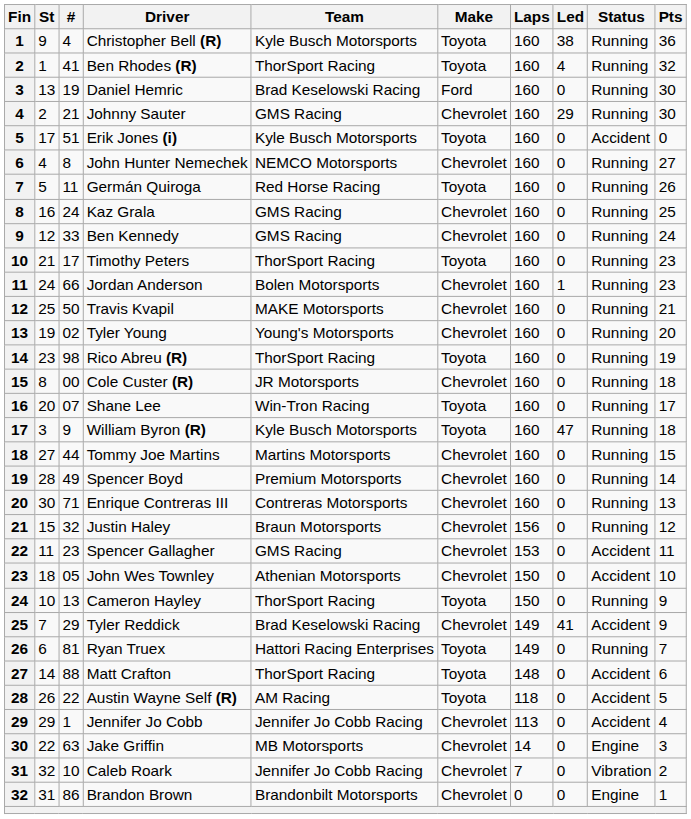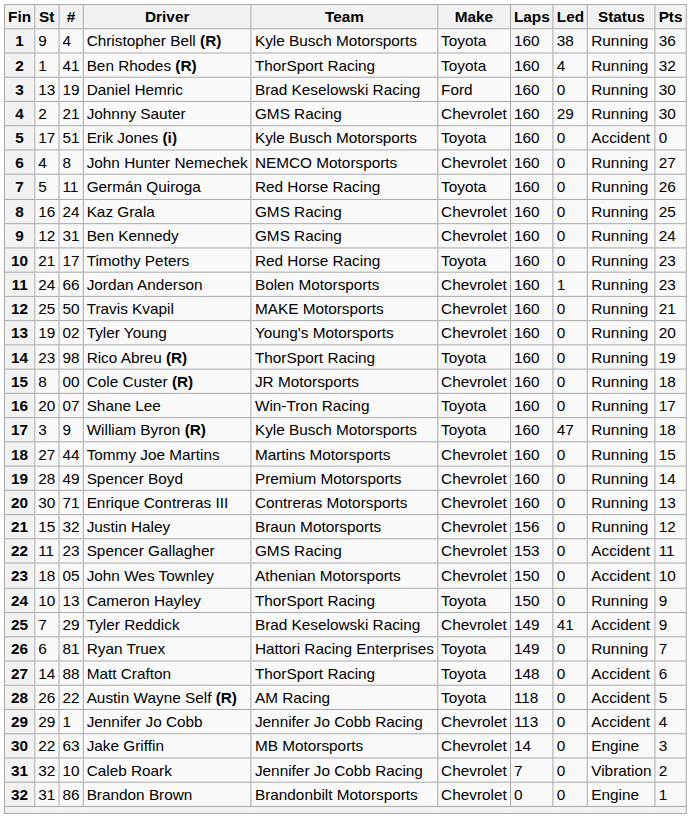(71, 236) 33 -> (71, 236) 31
(315, 260) ThorSport Racing -> (318, 260) Red Horse Racing
